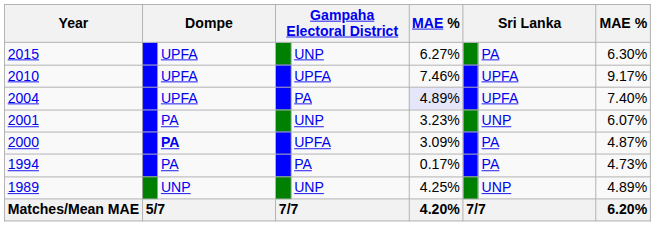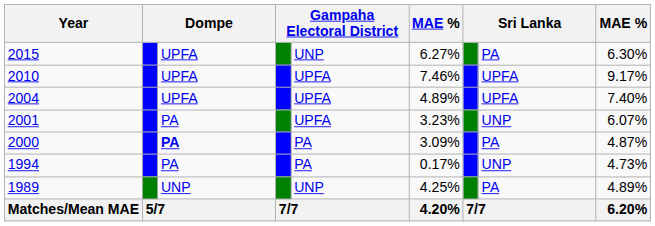(303, 98) PA -> (313, 98) UPFA
(440, 98) lavender background -> (440, 98) no background
(309, 120) UNP -> (313, 120) UPFA
(313, 143) UPFA -> (303, 143) PA
(490, 165) PA -> (496, 165) UNP
(496, 187) UNP -> (490, 187) PA
